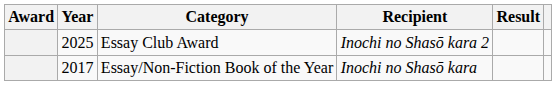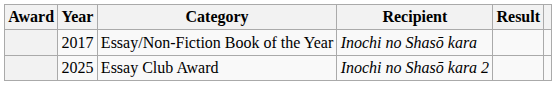rows swapped: (217, 67) <-> (160, 42)
